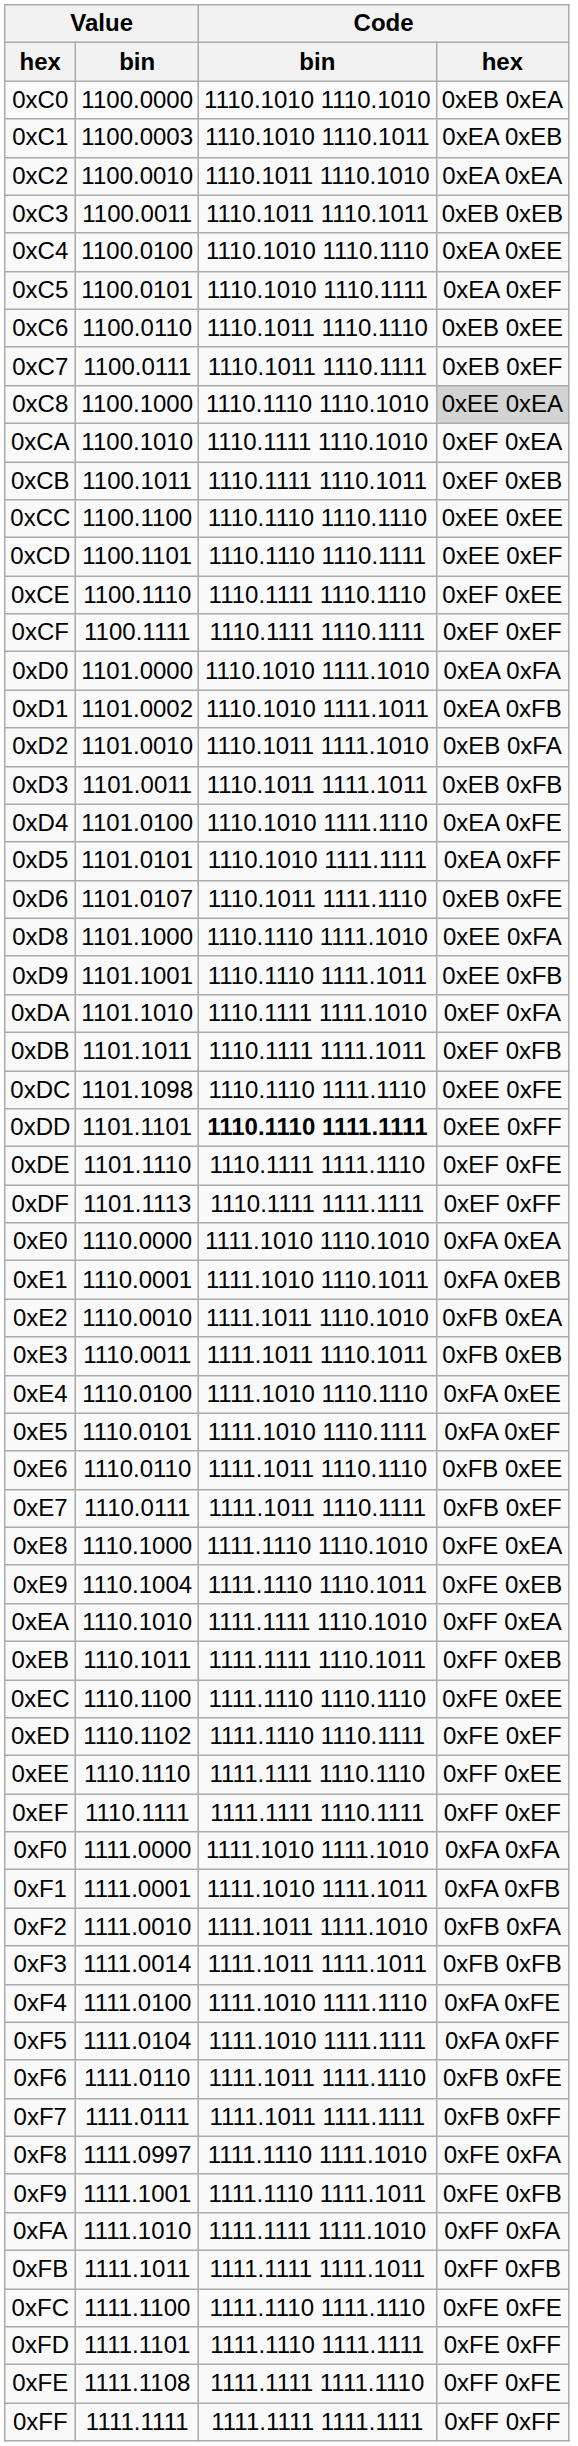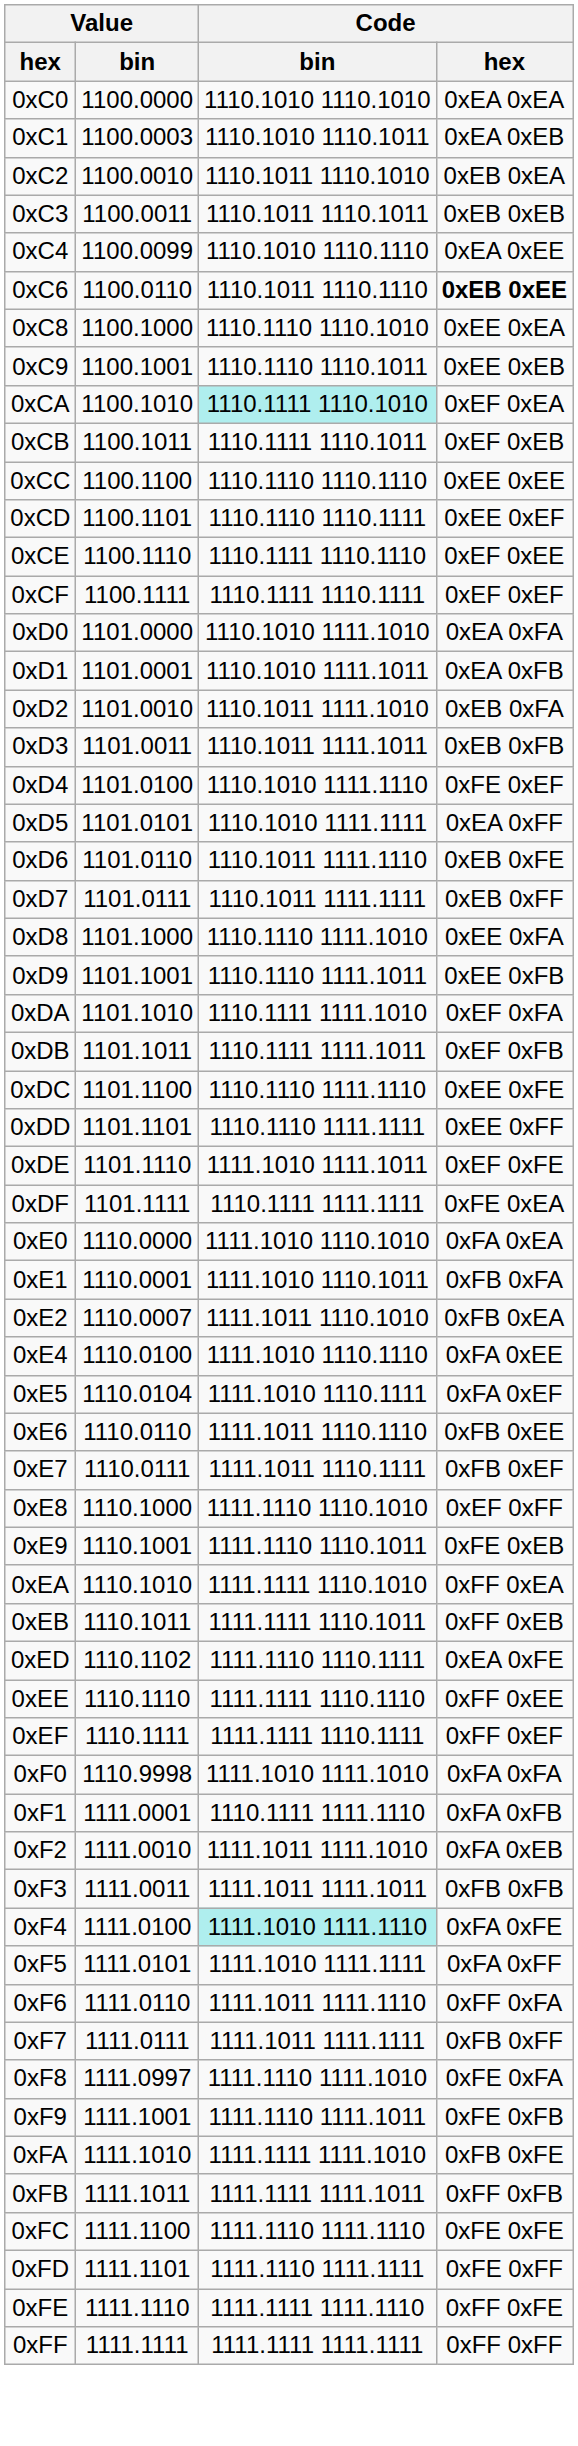(502, 99) 0xEB 0xEA -> (504, 99) 0xEA 0xEA
(502, 175) 0xEA 0xEA -> (504, 175) 0xEB 0xEA
(137, 251) 1100.0100 -> (137, 251) 1100.0099
- row: (40, 289)
(502, 328) normal -> (504, 289) bold
- row: (40, 366)
(502, 404) lightgrey background -> (504, 328) no background
+ row: (40, 366)
(317, 442) no background -> (317, 404) paleturquoise background
(137, 708) 1101.0002 -> (137, 670) 1101.0001
(502, 822) 0xEA 0xFE -> (504, 784) 0xFE 0xEF
(137, 898) 1101.0107 -> (137, 860) 1101.0110
+ row: (40, 898)
(137, 1089) 1101.1098 -> (137, 1089) 1101.1100
(317, 1127) bold -> (317, 1127) normal
(317, 1165) 1110.1111 1111.1110 -> (317, 1165) 1111.1010 1111.1011
(137, 1203) 1101.1113 -> (137, 1203) 1101.1111
(502, 1203) 0xEF 0xFF -> (504, 1203) 0xFE 0xEA
(502, 1279) 0xFA 0xEB -> (504, 1279) 0xFB 0xFA
(137, 1317) 1110.0010 -> (137, 1317) 1110.0007
- row: (40, 1355)
(137, 1431) 1110.0101 -> (137, 1393) 1110.0104
(502, 1546) 0xFE 0xEA -> (504, 1507) 0xEF 0xFF
(137, 1584) 1110.1004 -> (137, 1546) 1110.1001
- row: (40, 1698)
(502, 1736) 0xFE 0xEF -> (504, 1660) 0xEA 0xFE
(137, 1850) 1111.0000 -> (137, 1774) 1110.9998
(317, 1888) 1111.1010 1111.1011 -> (317, 1812) 1110.1111 1111.1110
(502, 1926) 0xFB 0xFA -> (504, 1850) 0xFA 0xEB
(137, 1964) 1111.0014 -> (137, 1888) 1111.0011
(317, 2002) no background -> (317, 1926) paleturquoise background
(137, 2040) 1111.0104 -> (137, 1964) 1111.0101
(502, 2078) 0xFB 0xFE -> (504, 2002) 0xFF 0xFA
(502, 2231) 0xFF 0xFA -> (504, 2155) 0xFB 0xFE
(137, 2383) 1111.1108 -> (137, 2307) 1111.1110
